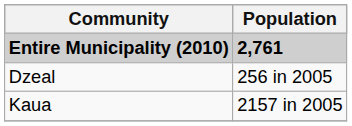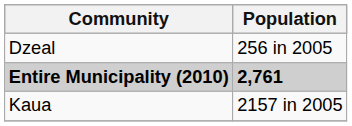rows swapped: (119, 47) <-> (32, 76)
